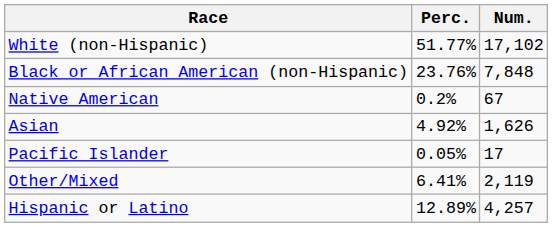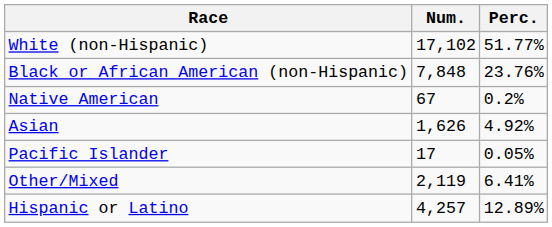columns swapped: (514, 18) <-> (446, 18)
